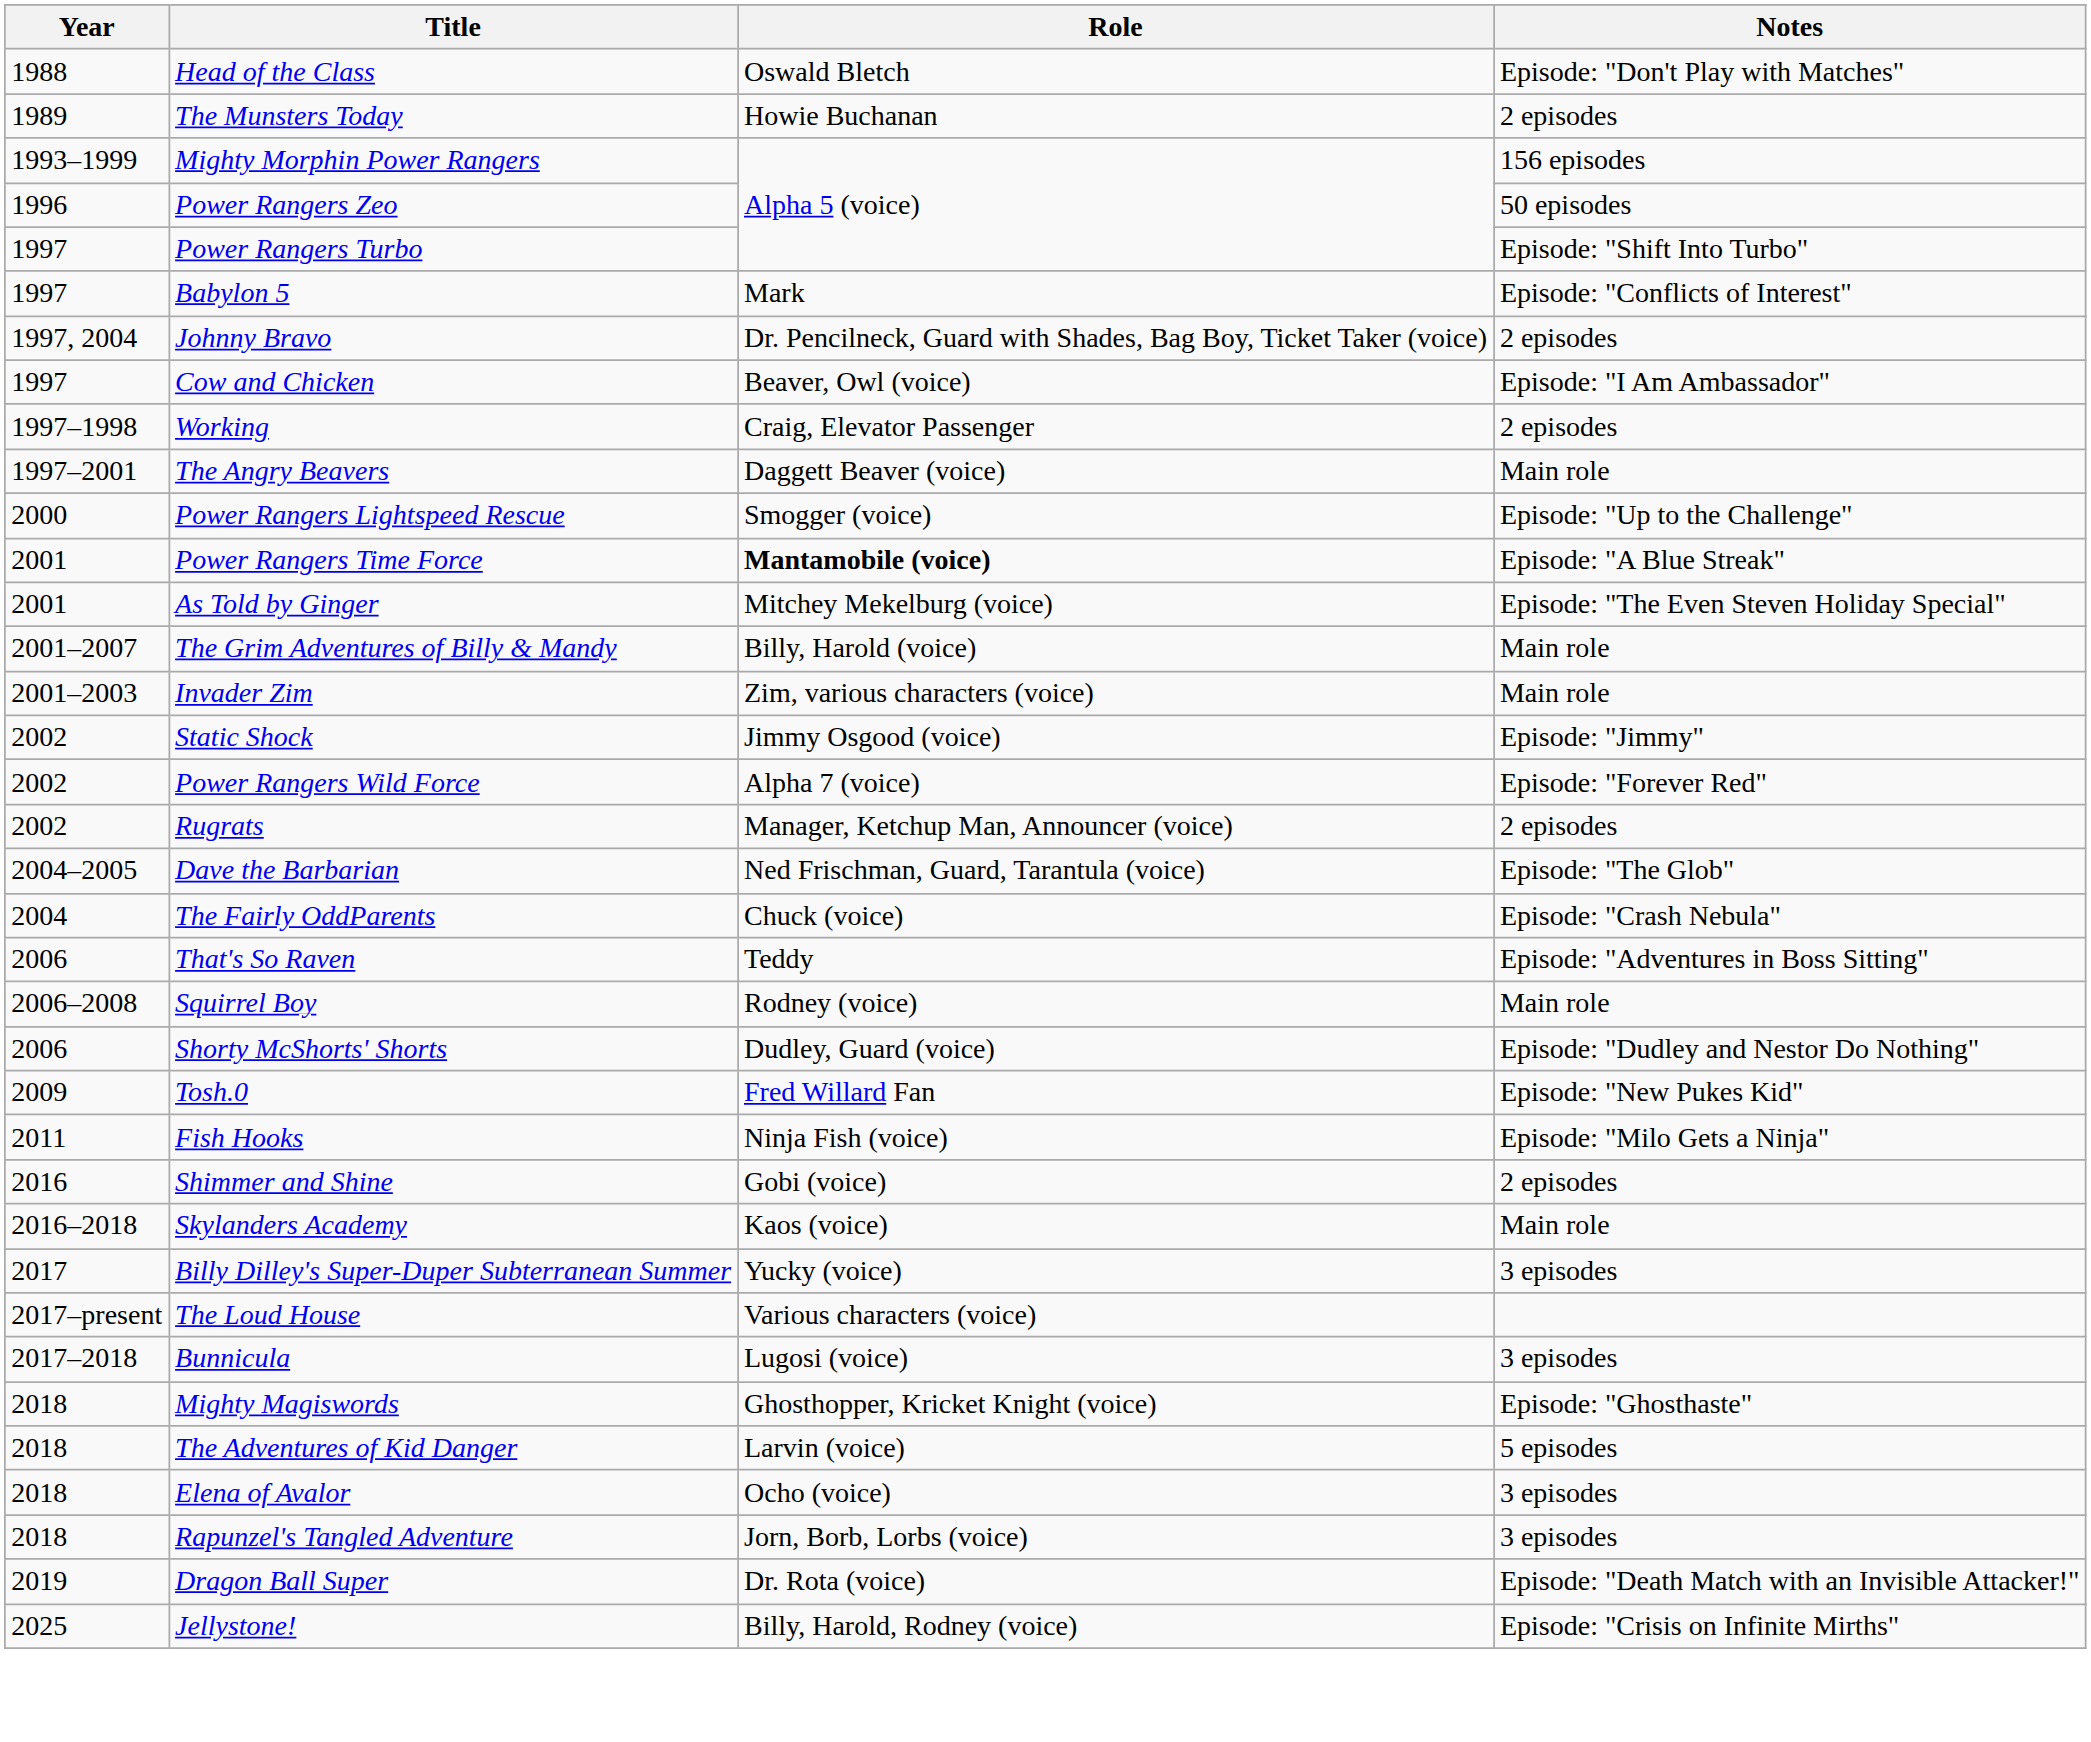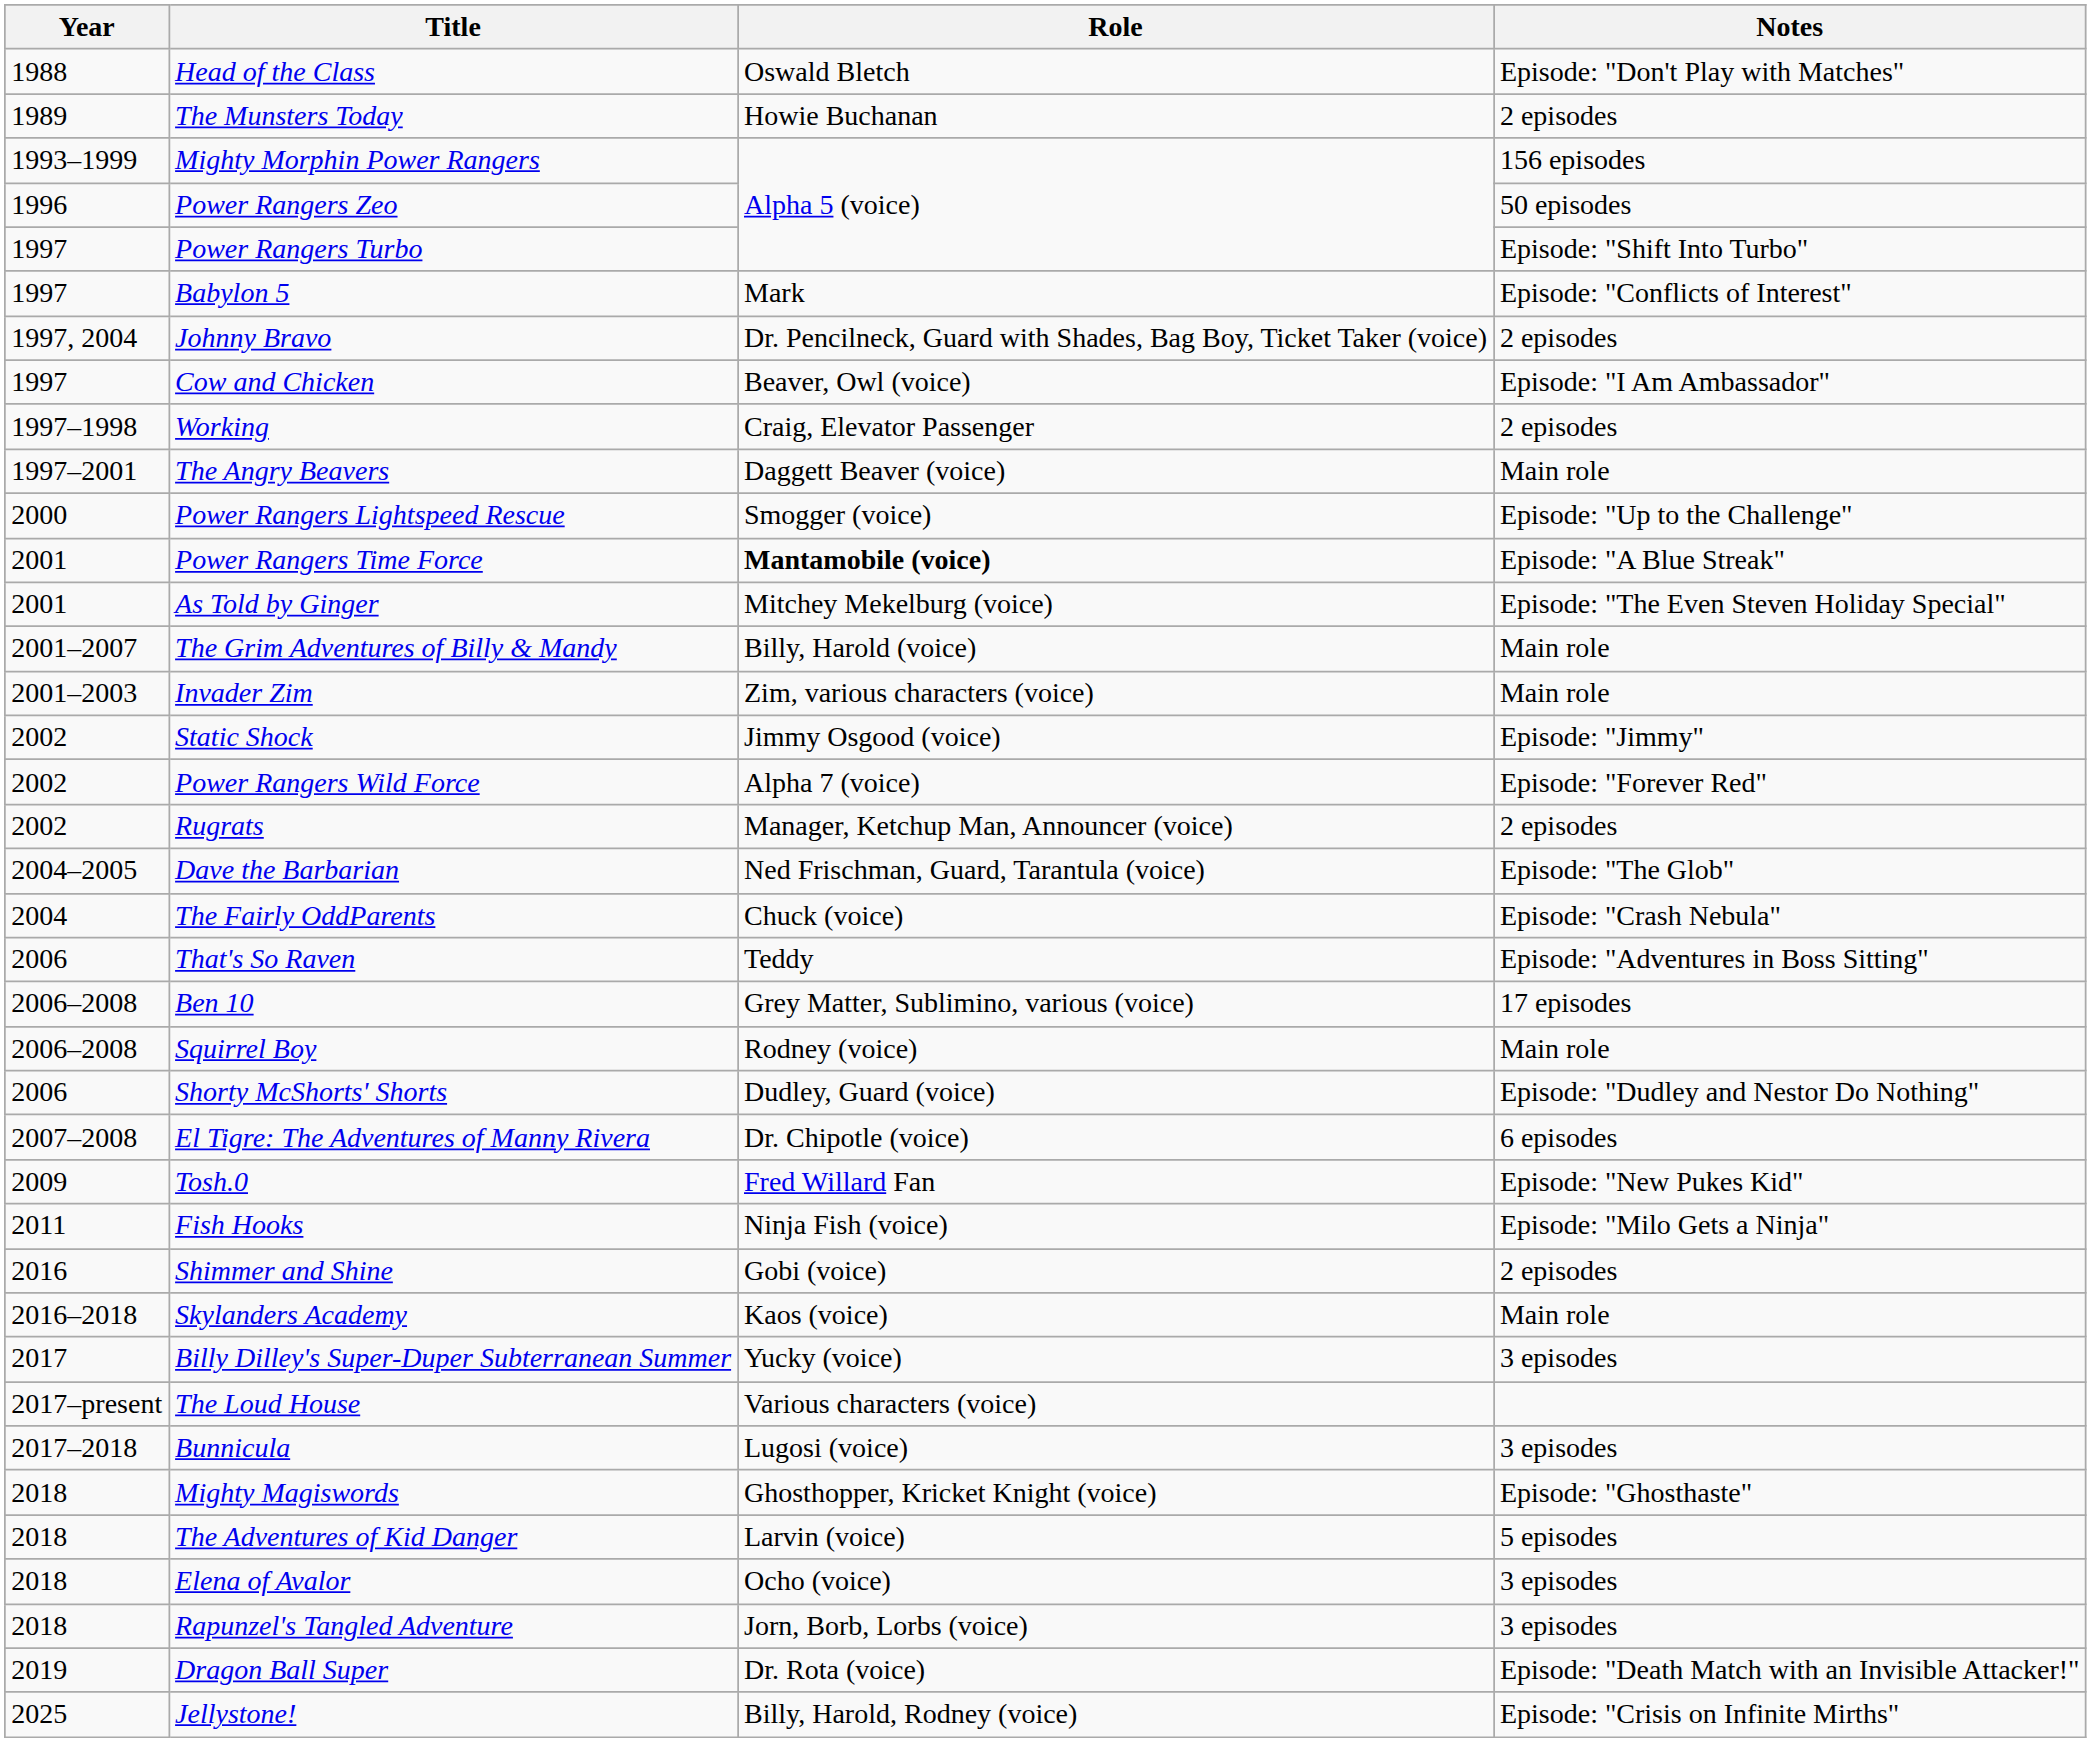+ row: (214, 1003)
+ row: (413, 1136)
